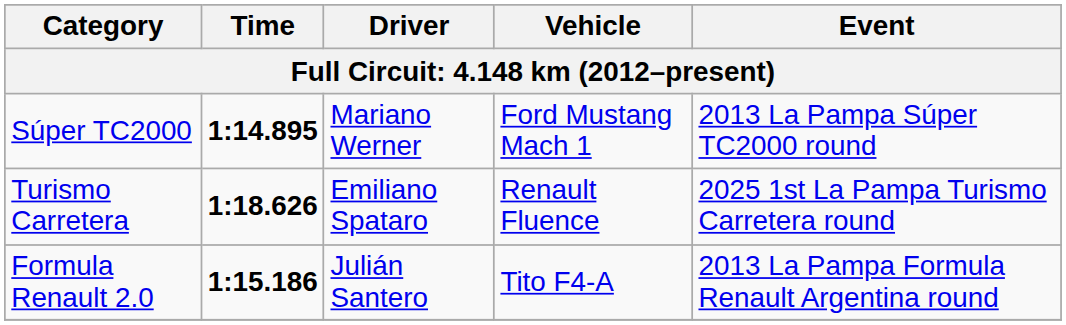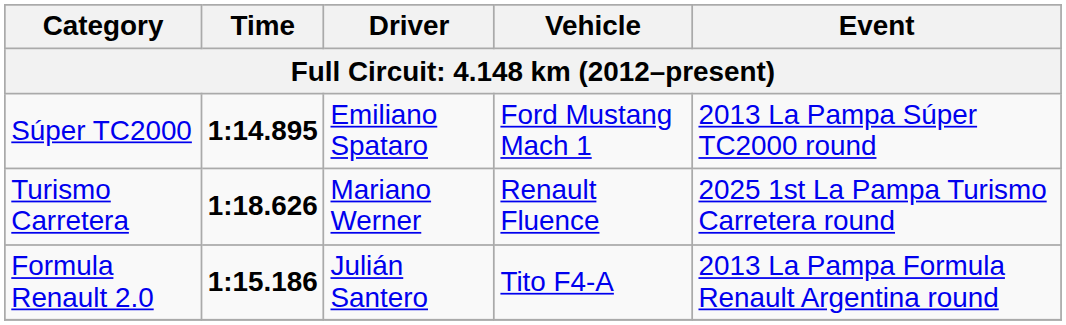(381, 130) Mariano Werner -> (384, 130) Emiliano Spataro
(384, 206) Emiliano Spataro -> (381, 206) Mariano Werner
